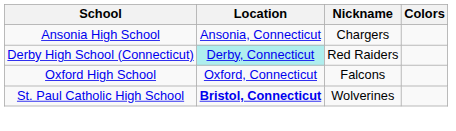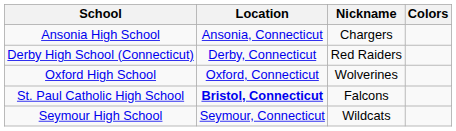(260, 55) paleturquoise background -> (262, 55) no background
(363, 75) Falcons -> (366, 75) Wolverines
(363, 95) Wolverines -> (366, 95) Falcons
+ row: (101, 116)
